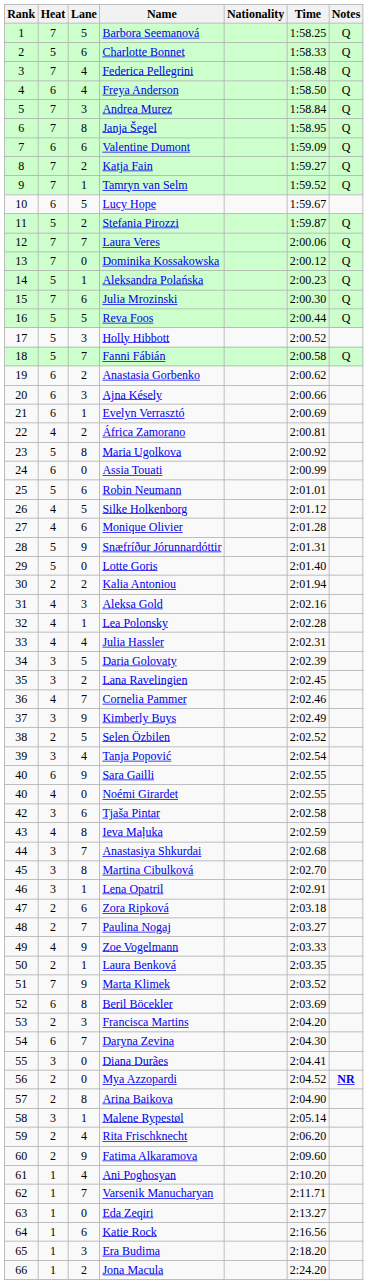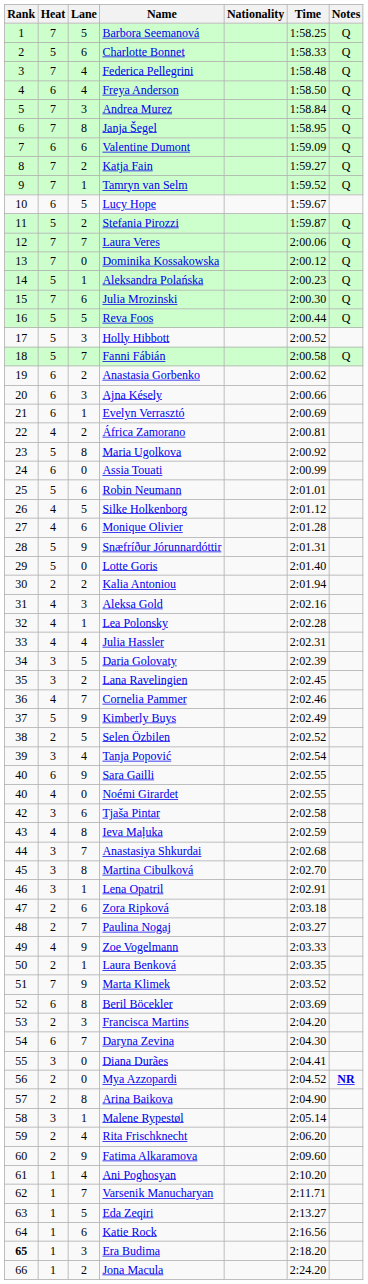(53, 718) 3 -> (53, 718) 5
(84, 1212) 0 -> (84, 1212) 5
(21, 1251) normal -> (21, 1251) bold
